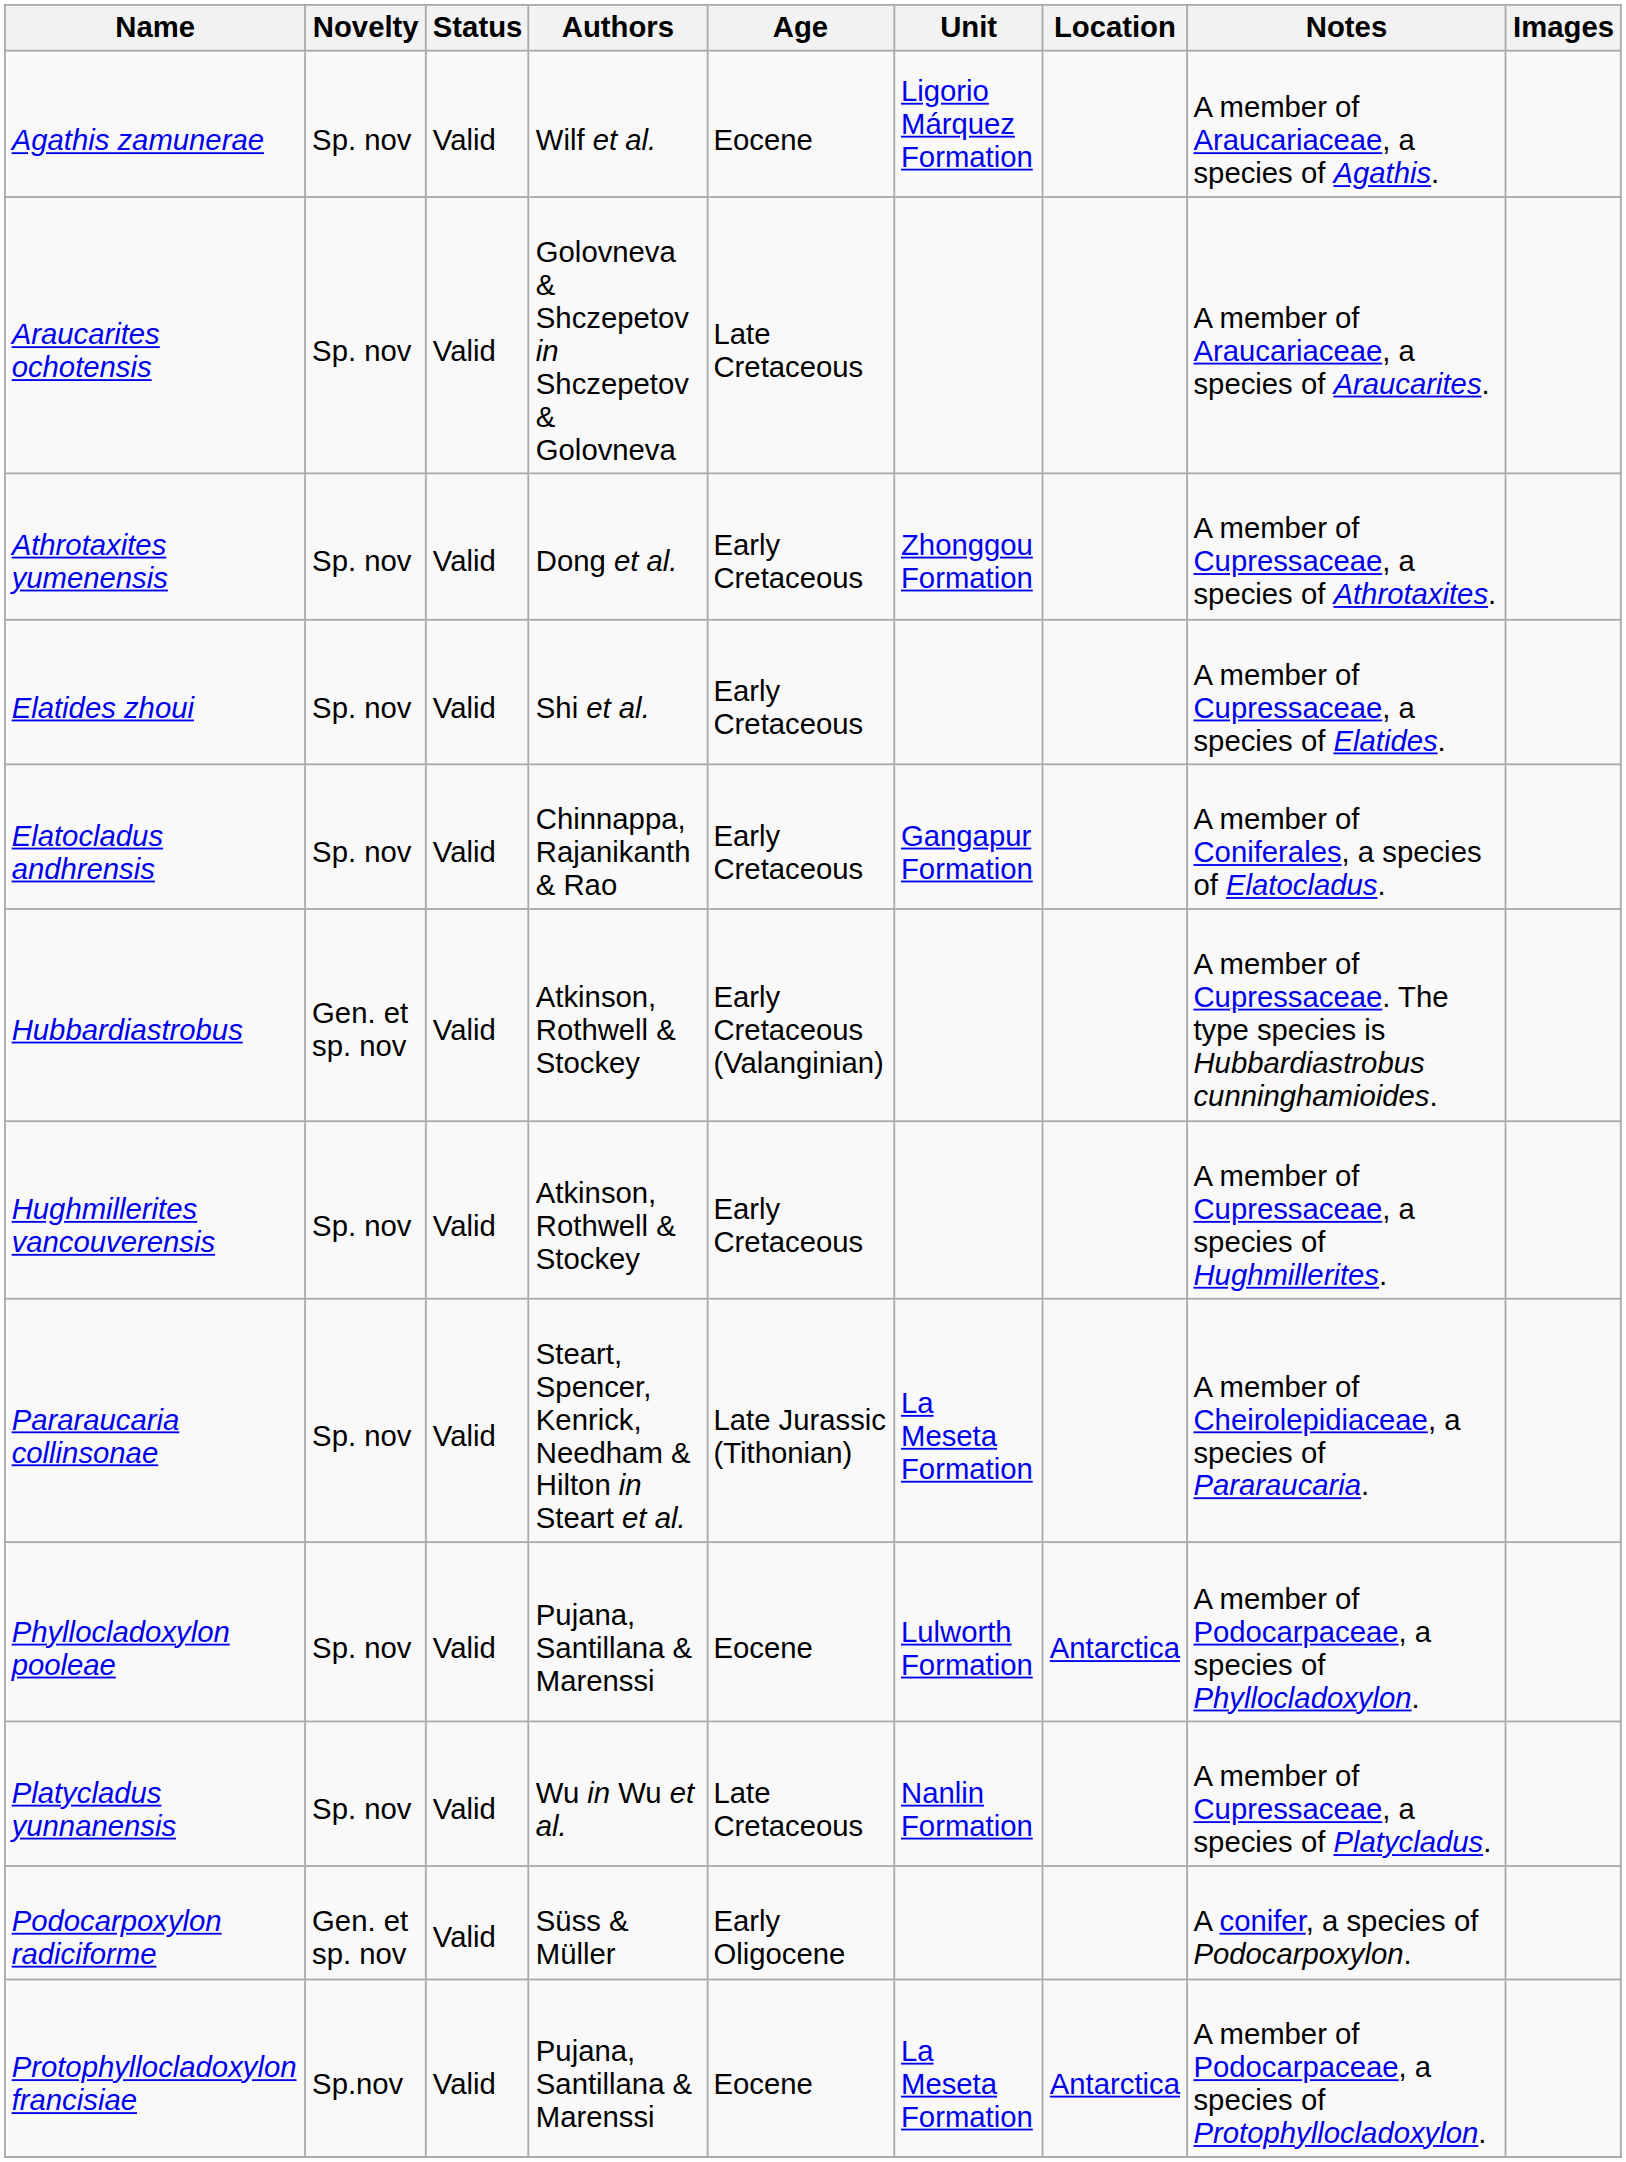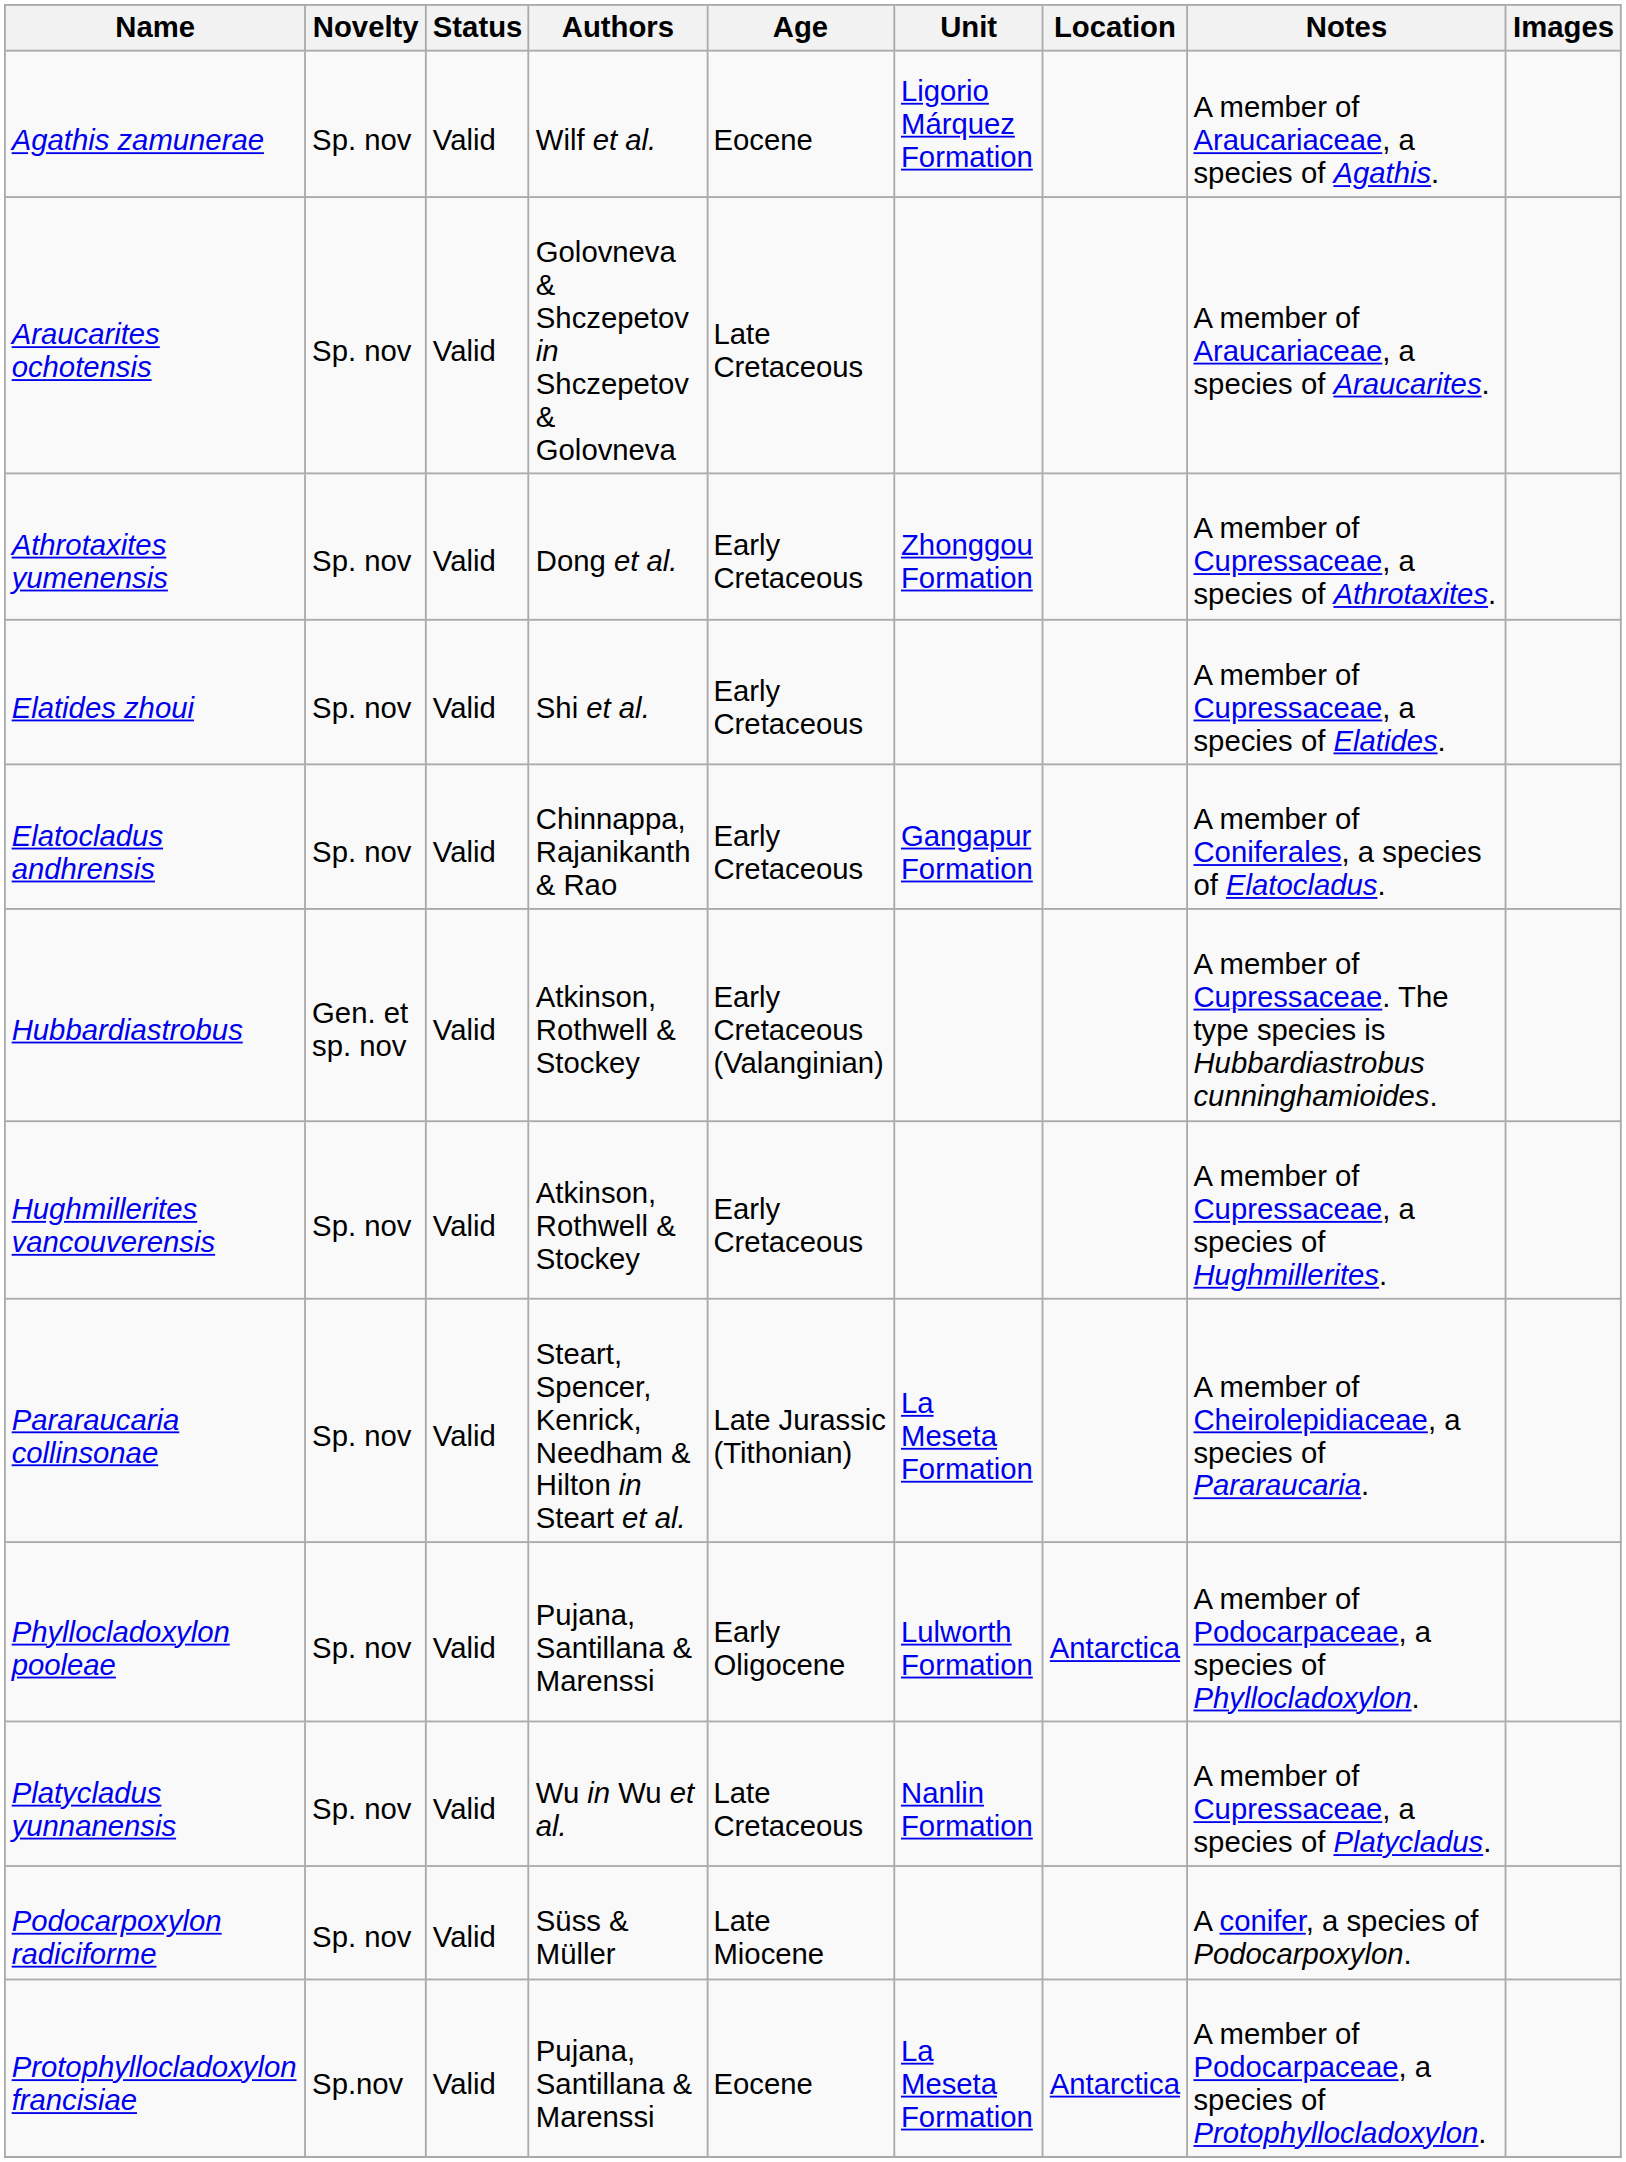(763, 1647) Eocene -> (779, 1647) Early Oligocene
(360, 1938) Gen. et sp. nov -> (362, 1938) Sp. nov
(779, 1938) Early Oligocene -> (769, 1938) Late Miocene
